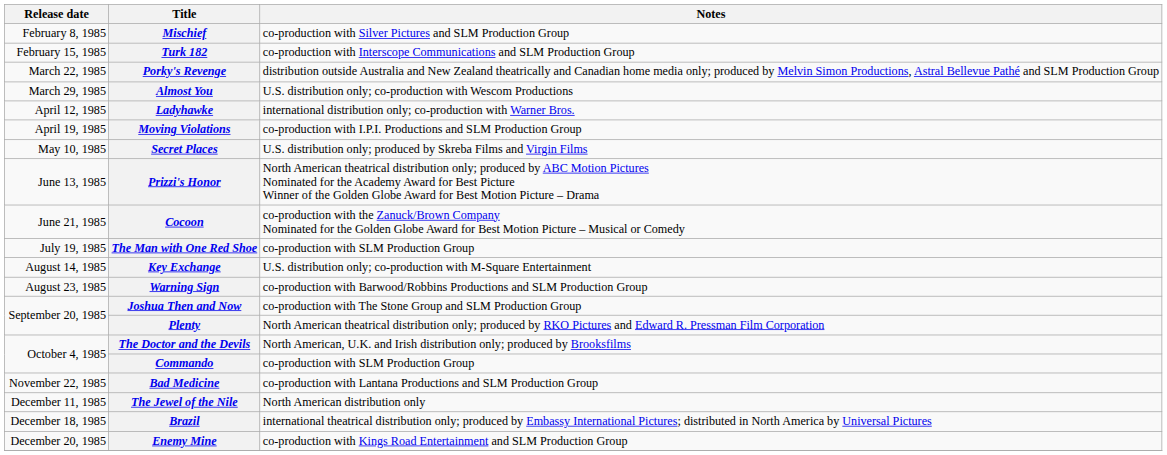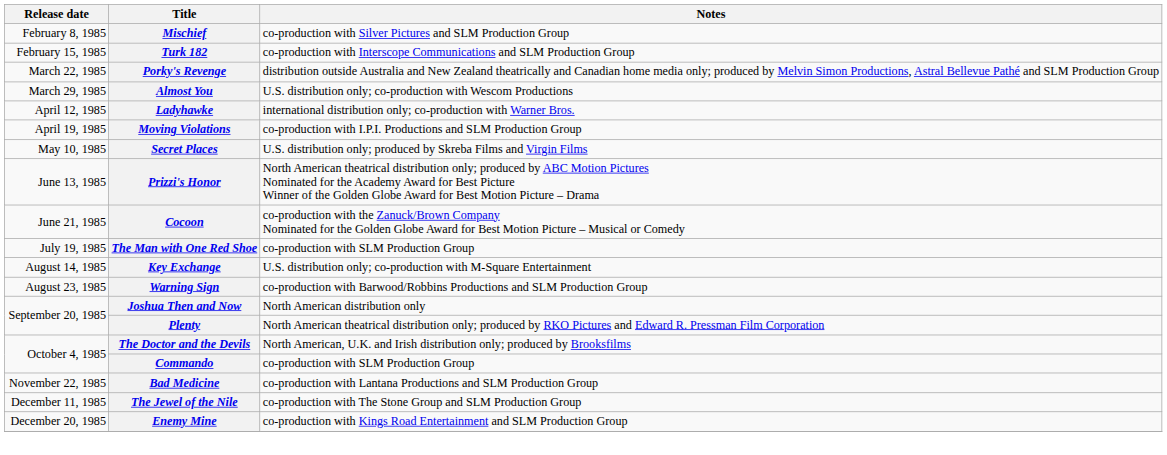(422, 305) co-production with The Stone Group and SLM Production Group -> (344, 305) North American distribution only
(344, 402) North American distribution only -> (422, 402) co-production with The Stone Group and SLM Production Group
- row: (184, 421)
